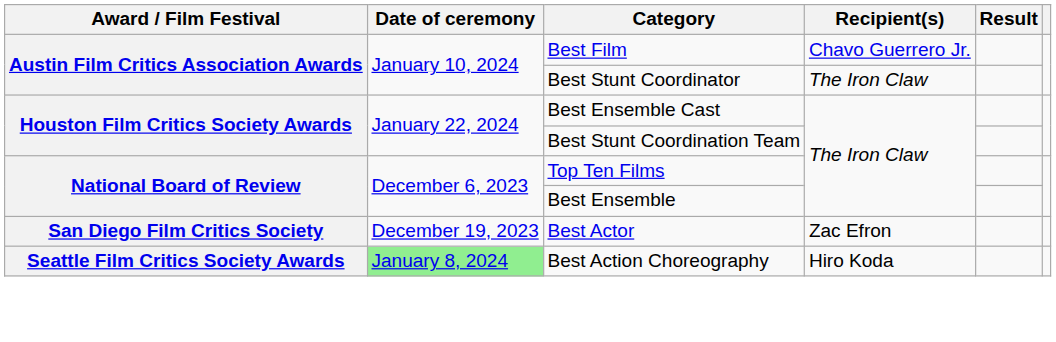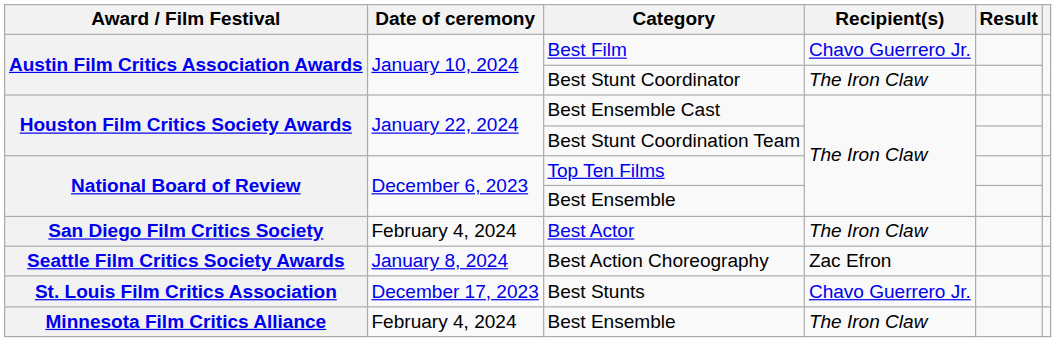(455, 230) December 19, 2023 -> (444, 230) February 4, 2024
(850, 230) Zac Efron -> (868, 230) The Iron Claw
(440, 261) lightgreen background -> (440, 261) no background
(851, 261) Hiro Koda -> (850, 261) Zac Efron
+ row: (186, 291)
+ row: (186, 321)
